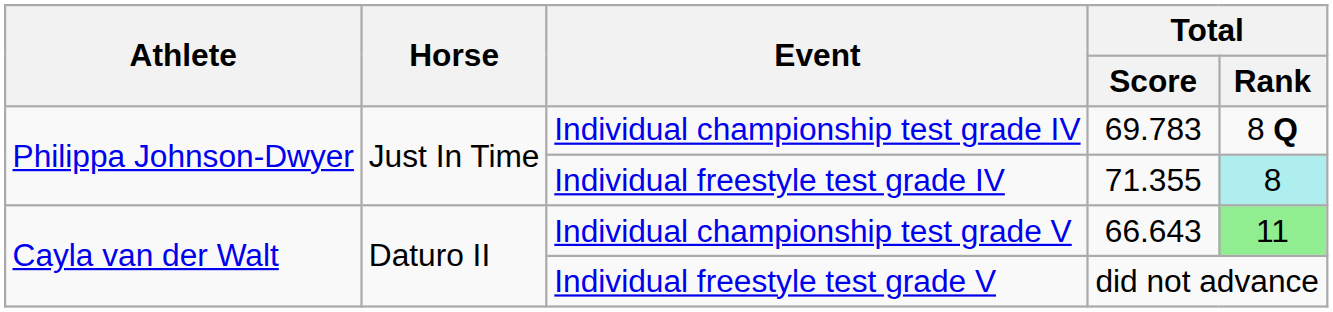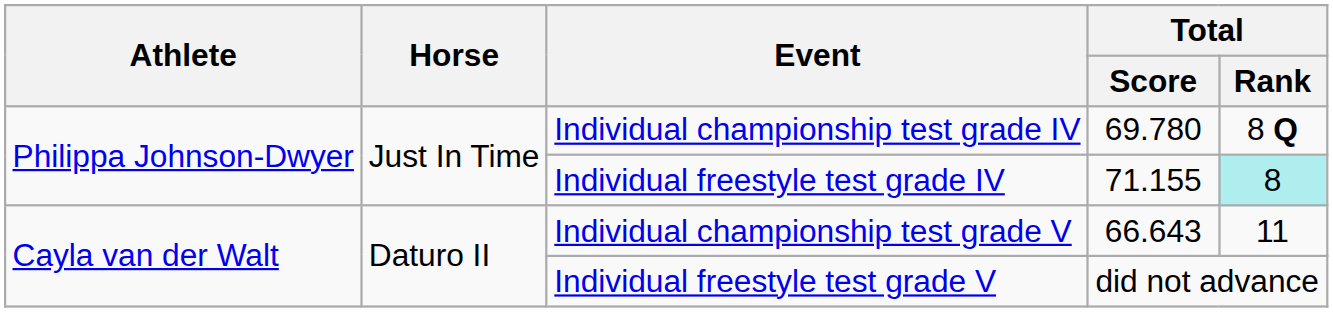(1153, 131) 69.783 -> (1153, 131) 69.780
(1153, 181) 71.355 -> (1153, 181) 71.155
(1272, 231) lightgreen background -> (1272, 231) no background
